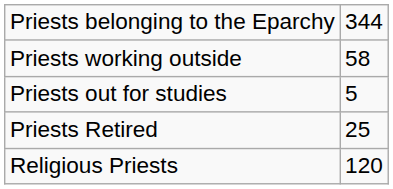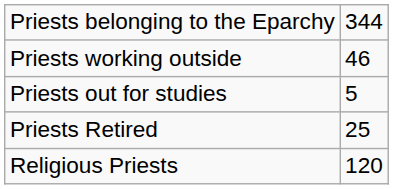(358, 58) 58 -> (358, 58) 46
